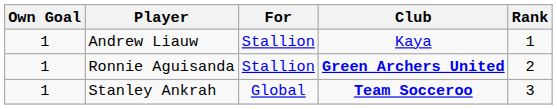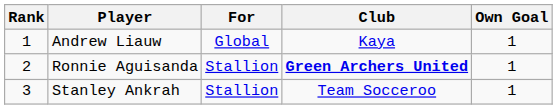columns swapped: (530, 17) <-> (45, 17)
(278, 42) Stallion -> (242, 42) Global
(278, 91) Global -> (242, 91) Stallion
(413, 91) bold -> (377, 91) normal
